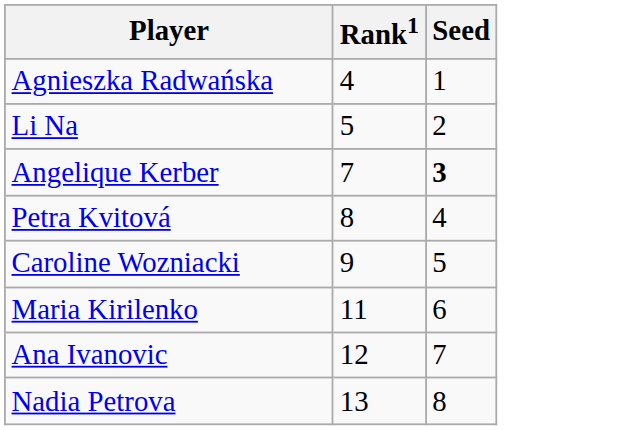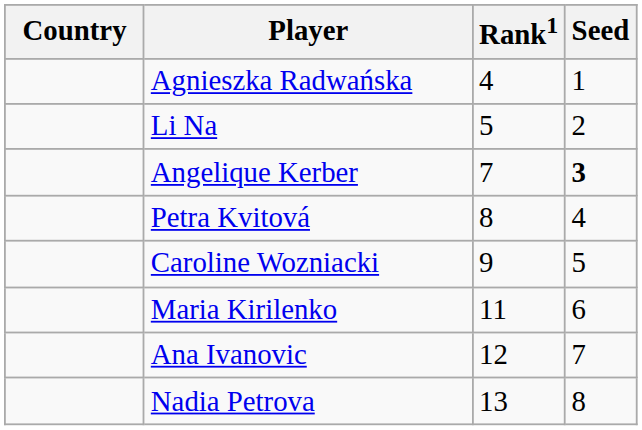+ column: (75, 31)
